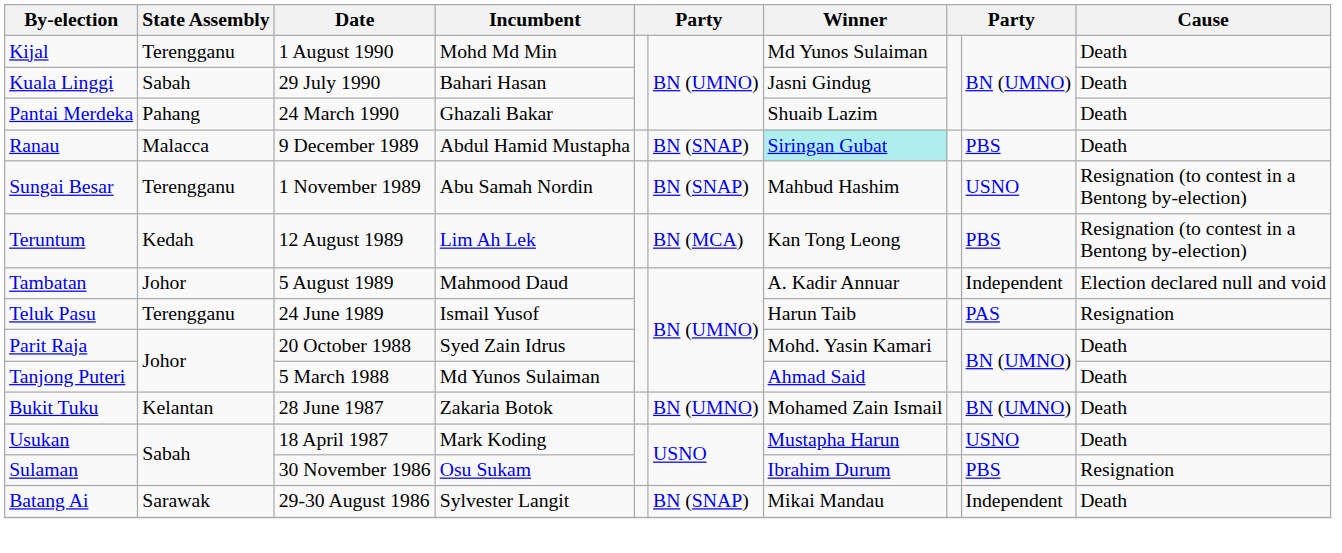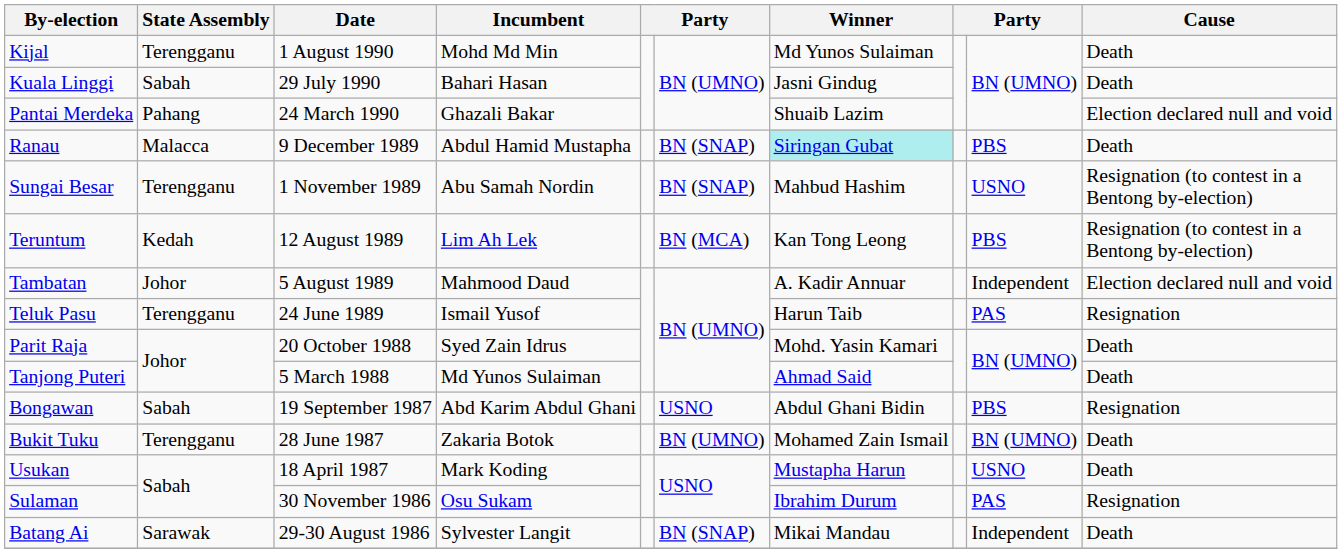(1104, 113) Death -> (1209, 113) Election declared null and void
+ row: (51, 407)
(178, 407) Kelantan -> (189, 438) Terengganu
(983, 470) PBS -> (989, 501) PAS
